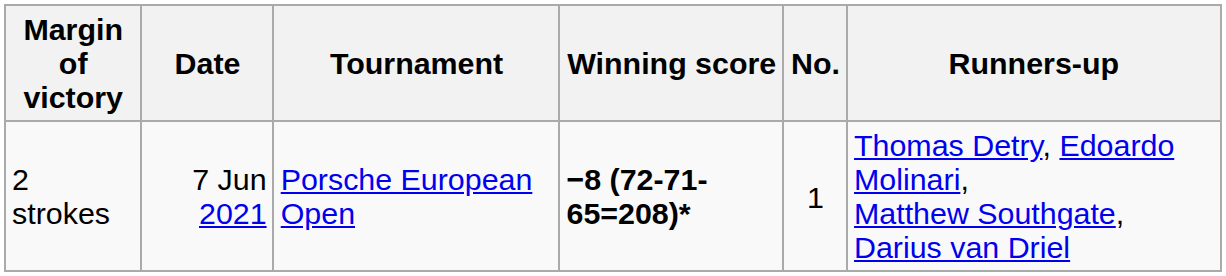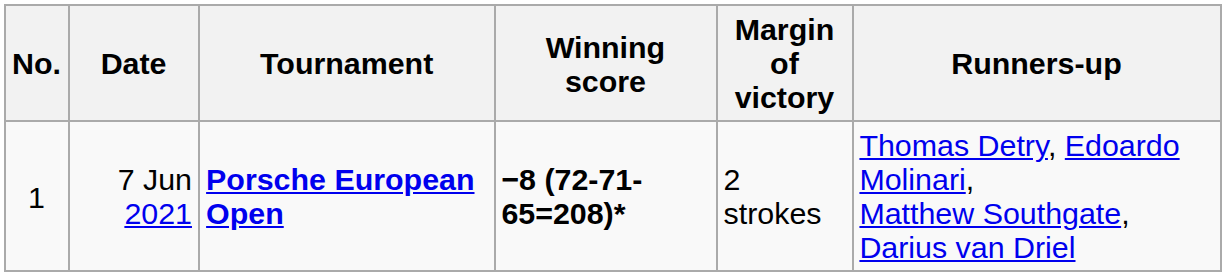columns swapped: (815, 63) <-> (73, 63)
(407, 196) normal -> (340, 196) bold
